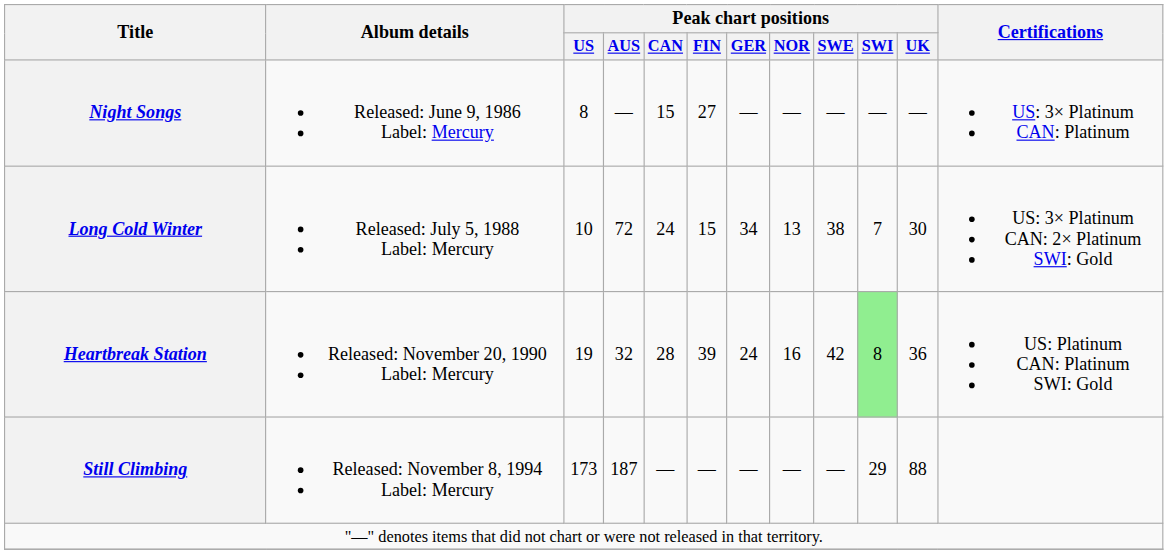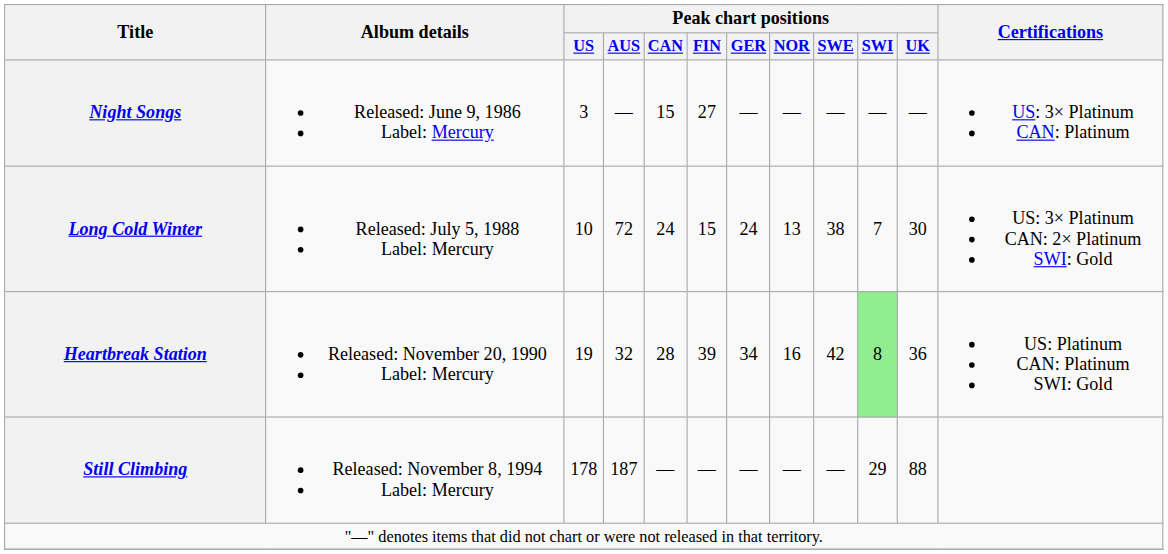(584, 112) 8 -> (584, 112) 3
(748, 228) 34 -> (748, 228) 24
(748, 354) 24 -> (748, 354) 34
(584, 469) 173 -> (584, 469) 178
